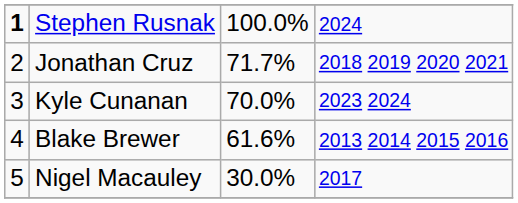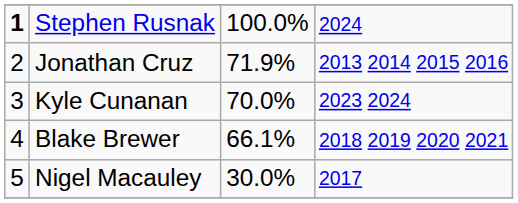(261, 62) 71.7% -> (261, 62) 71.9%
(414, 63) 2018 2019 2020 2021 -> (414, 63) 2013 2014 2015 2016
(261, 139) 61.6% -> (261, 139) 66.1%
(414, 140) 2013 2014 2015 2016 -> (414, 140) 2018 2019 2020 2021
